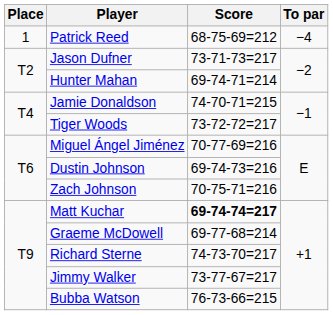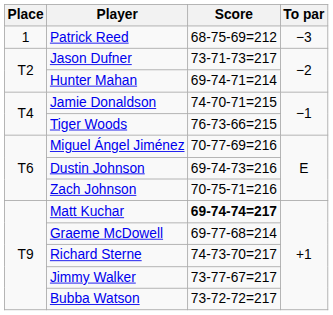(304, 37) −4 -> (304, 37) −3
(234, 124) 73-72-72=217 -> (234, 124) 76-73-66=215
(234, 299) 76-73-66=215 -> (234, 299) 73-72-72=217
